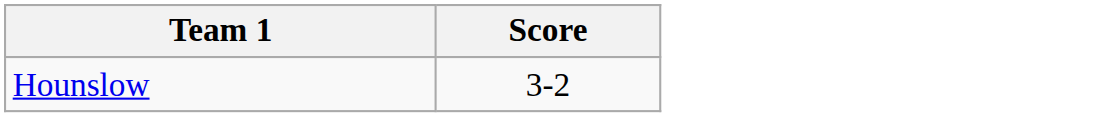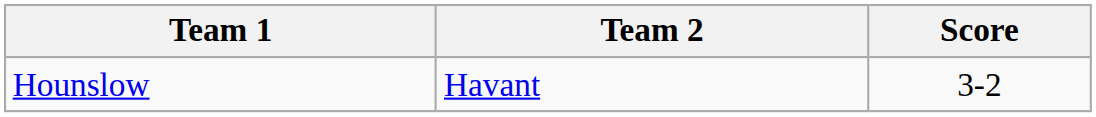+ column: (652, 30)
